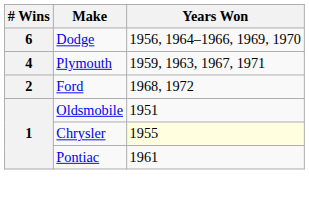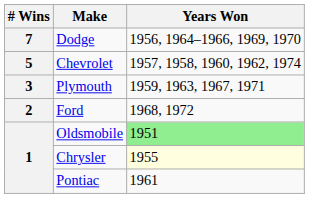(29, 40) 6 -> (29, 40) 7
+ row: (85, 63)
(29, 63) 4 -> (29, 87) 3
(144, 110) no background -> (144, 134) lightgreen background
